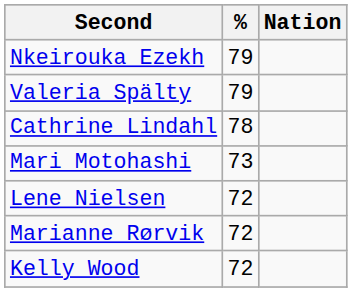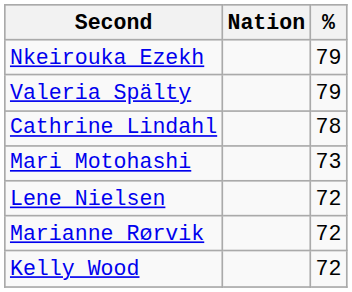columns swapped: (302, 22) <-> (240, 22)
